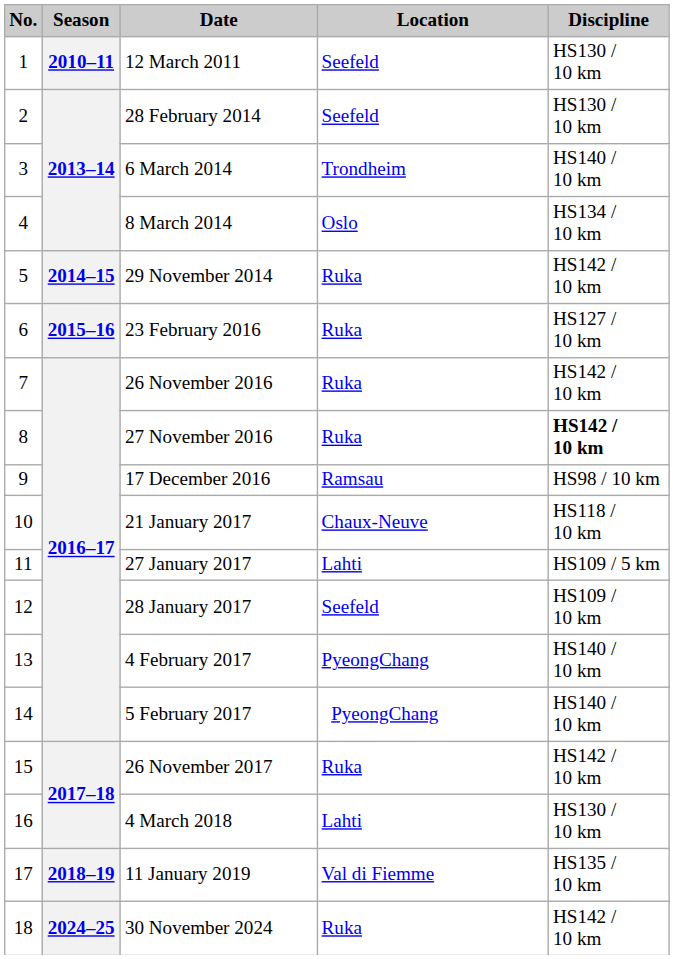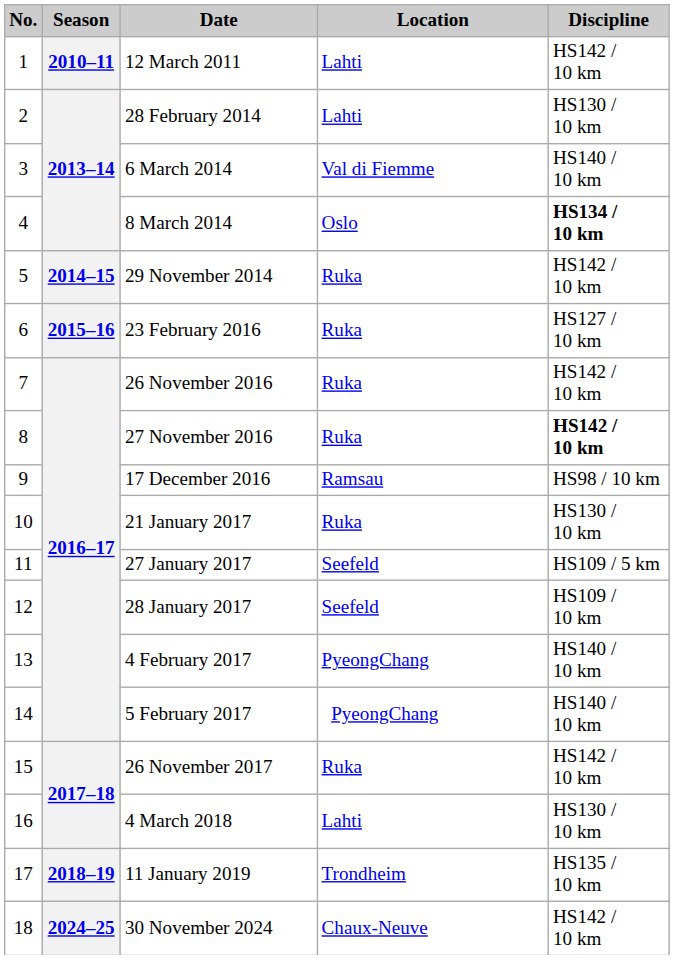(350, 62) Seefeld -> (342, 62) Lahti
(585, 62) HS130 / 10 km -> (585, 62) HS142 / 10 km
(350, 115) Seefeld -> (342, 115) Lahti
(364, 169) Trondheim -> (378, 169) Val di Fiemme
(585, 222) normal -> (585, 222) bold
(375, 521) Chaux-Neuve -> (342, 521) Ruka
(584, 521) HS118 / 10 km -> (585, 521) HS130 / 10 km
(342, 564) Lahti -> (350, 564) Seefeld
(378, 874) Val di Fiemme -> (364, 874) Trondheim
(342, 927) Ruka -> (375, 927) Chaux-Neuve
